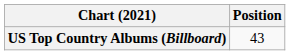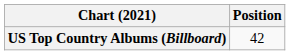(257, 38) 43 -> (257, 38) 42
